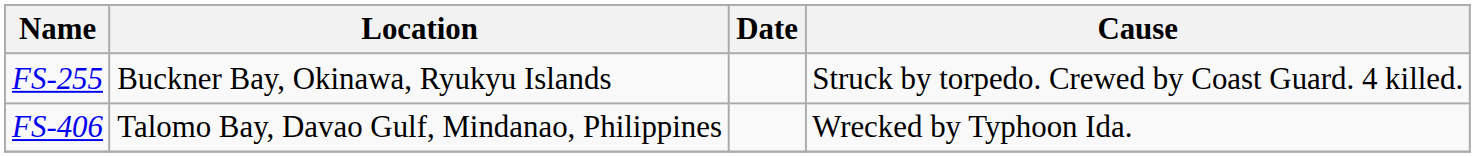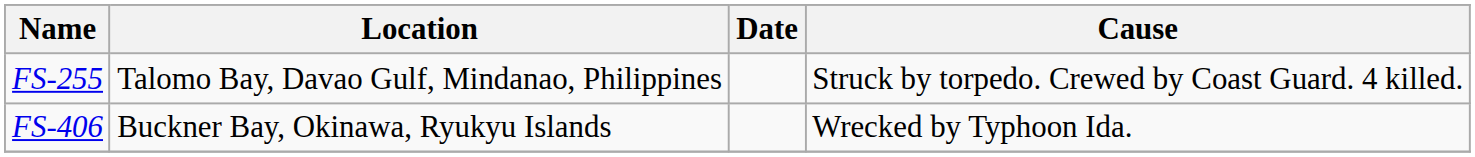(364, 77) Buckner Bay, Okinawa, Ryukyu Islands -> (420, 77) Talomo Bay, Davao Gulf, Mindanao, Philippines
(420, 126) Talomo Bay, Davao Gulf, Mindanao, Philippines -> (364, 126) Buckner Bay, Okinawa, Ryukyu Islands
